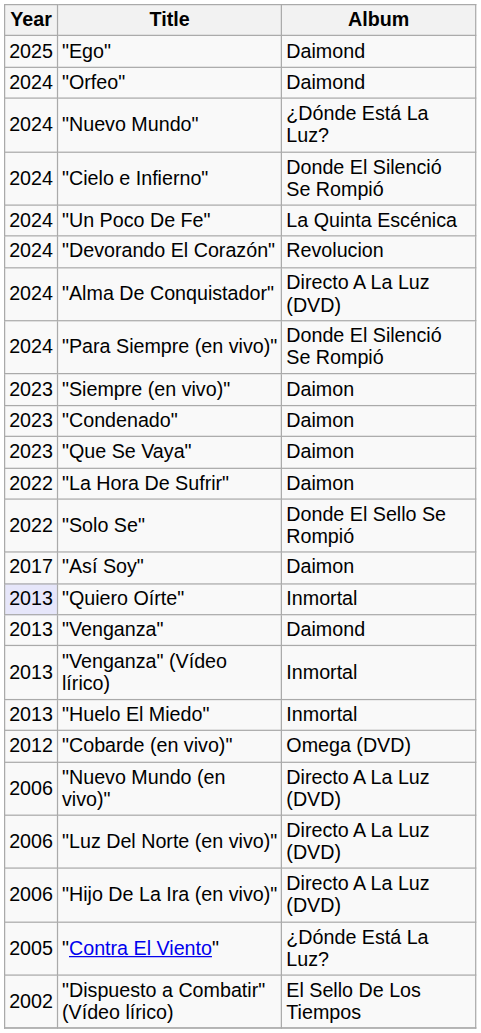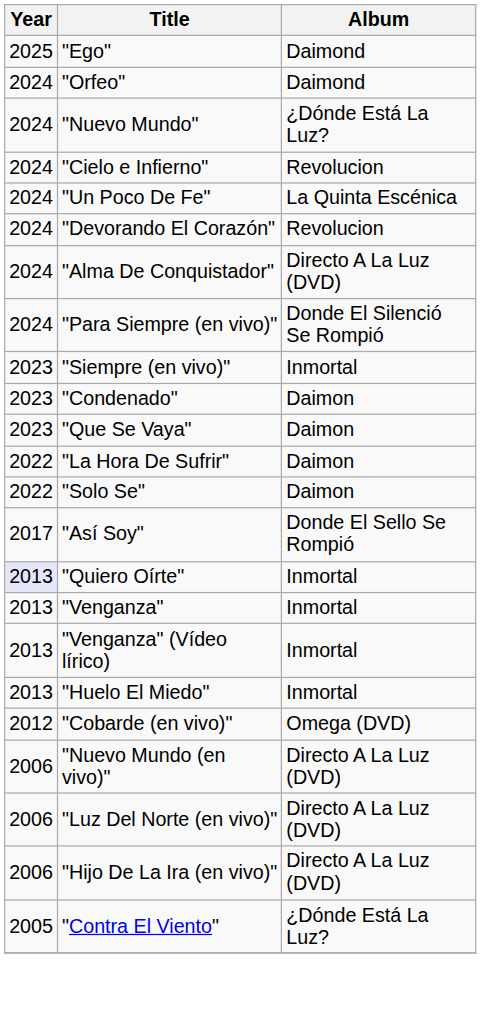(364, 178) Donde El Silenció Se Rompió -> (335, 167) Revolucion
(320, 389) Daimon -> (322, 367) Inmortal
(366, 525) Donde El Sello Se Rompió -> (320, 492) Daimon
(320, 567) Daimon -> (366, 534) Donde El Sello Se Rompió
(326, 630) Daimond -> (322, 608) Inmortal
- row: (164, 1001)
